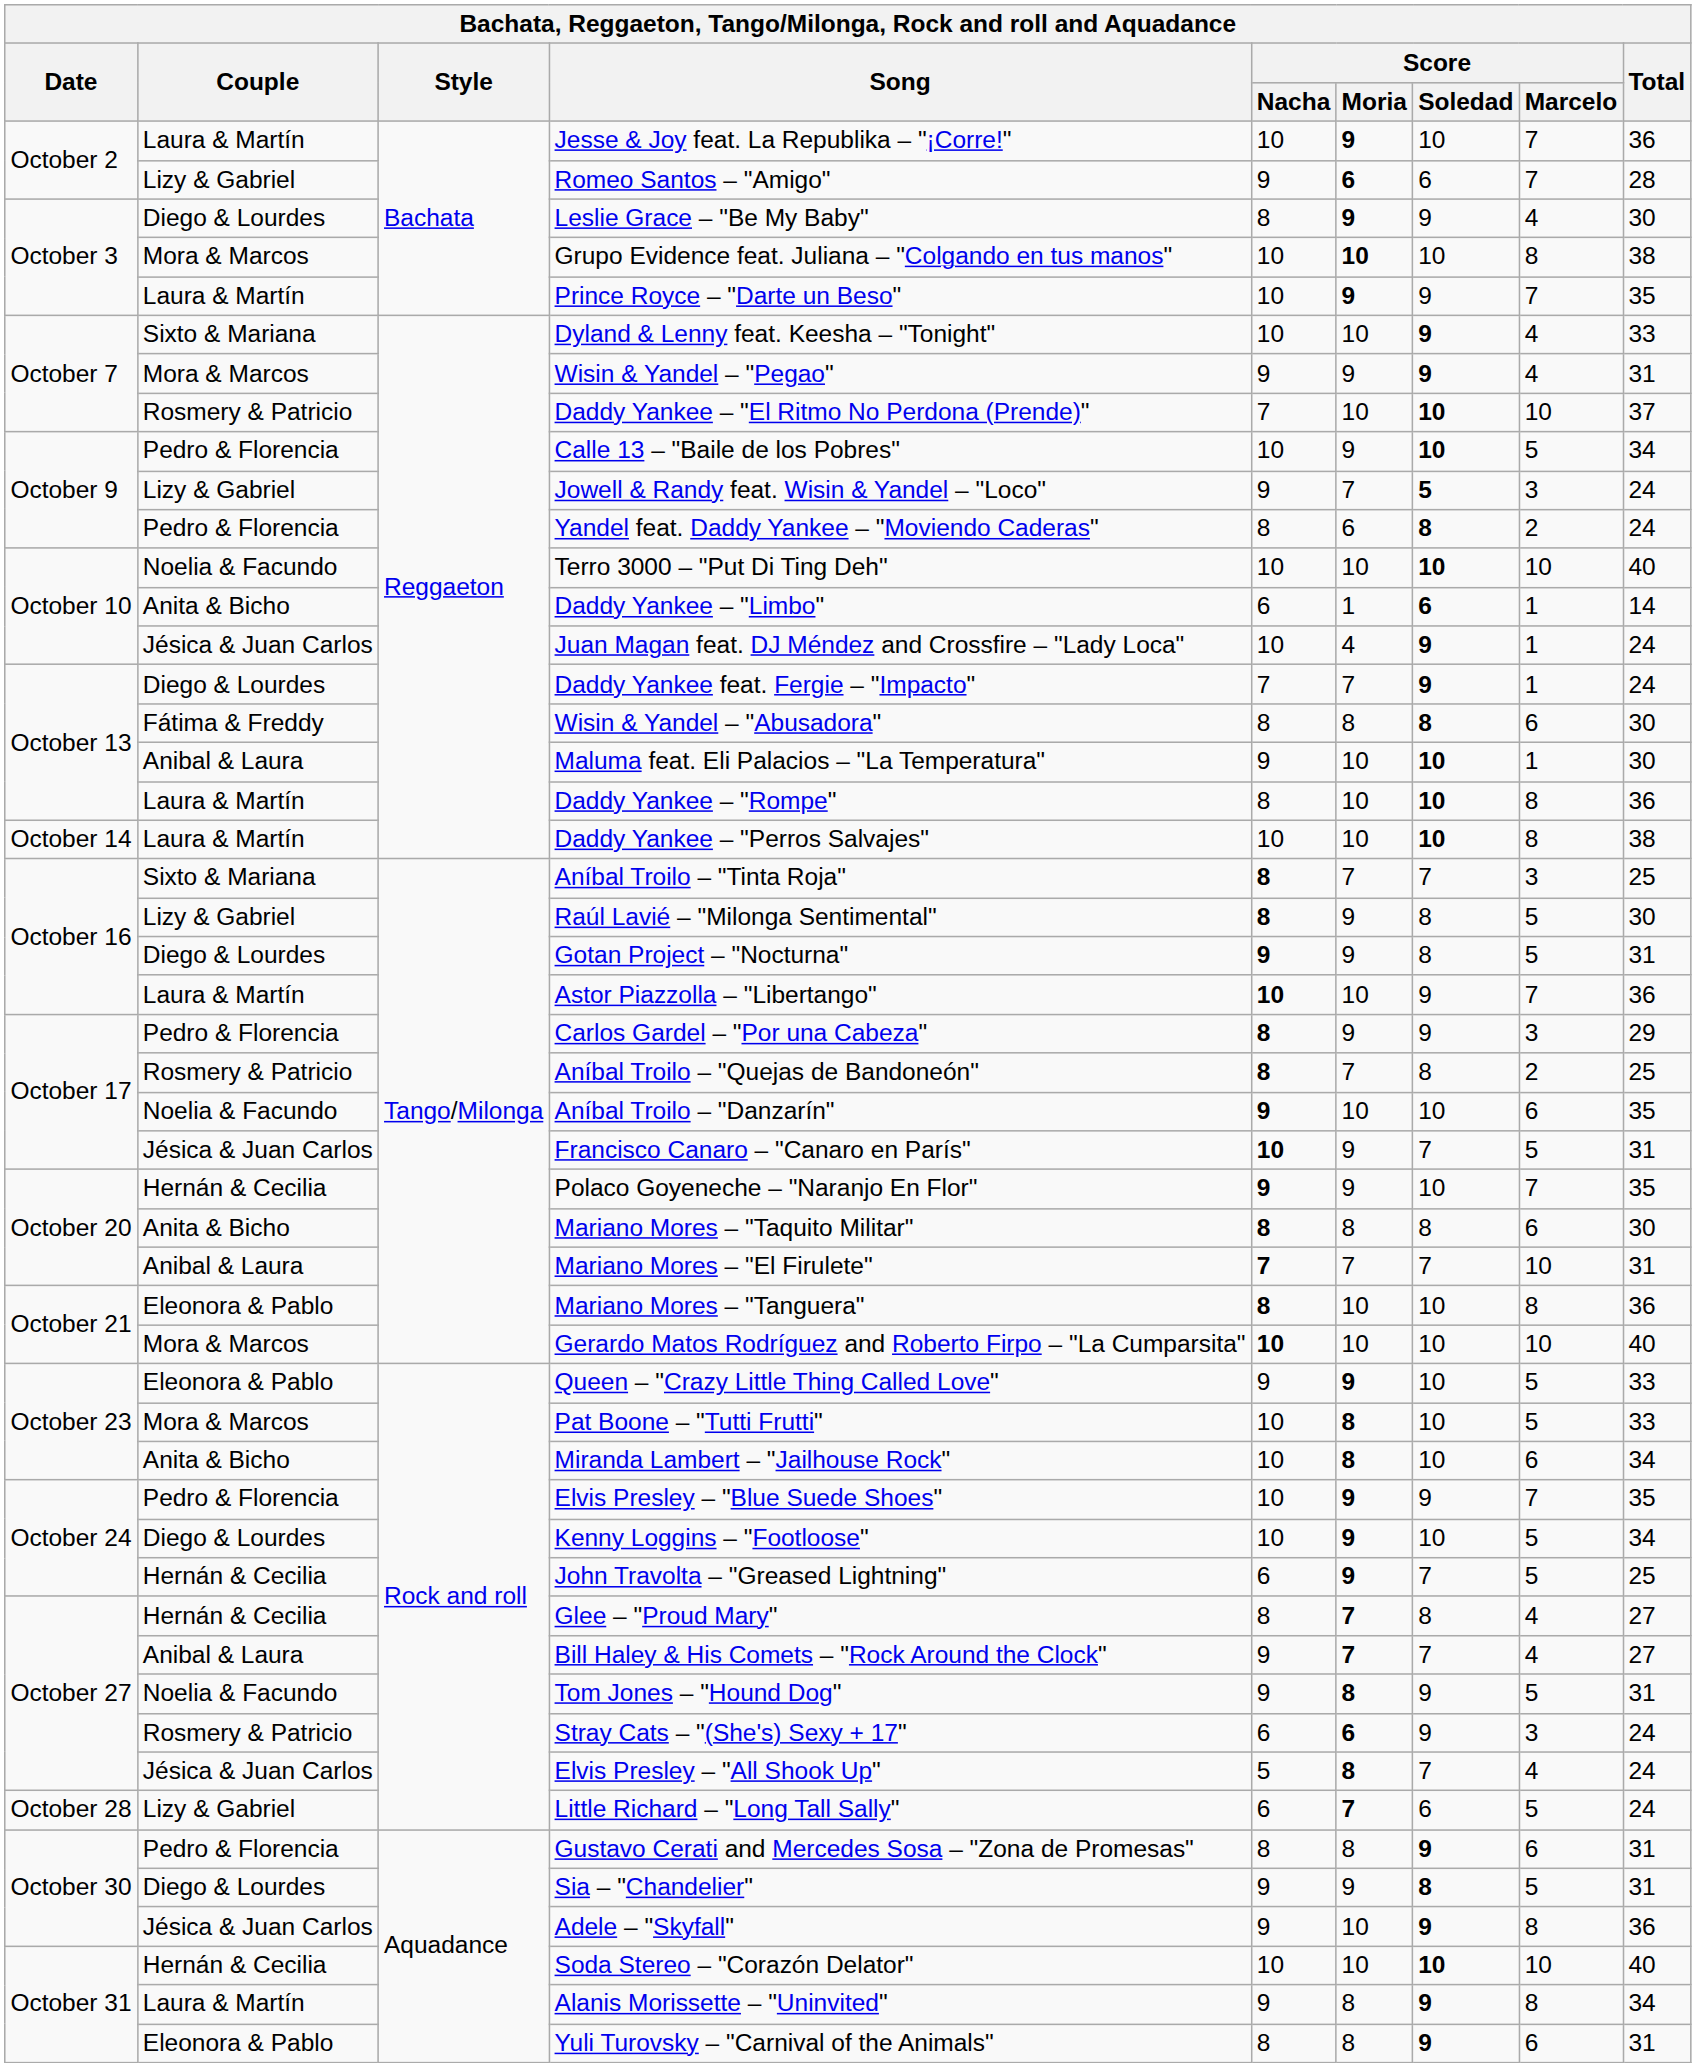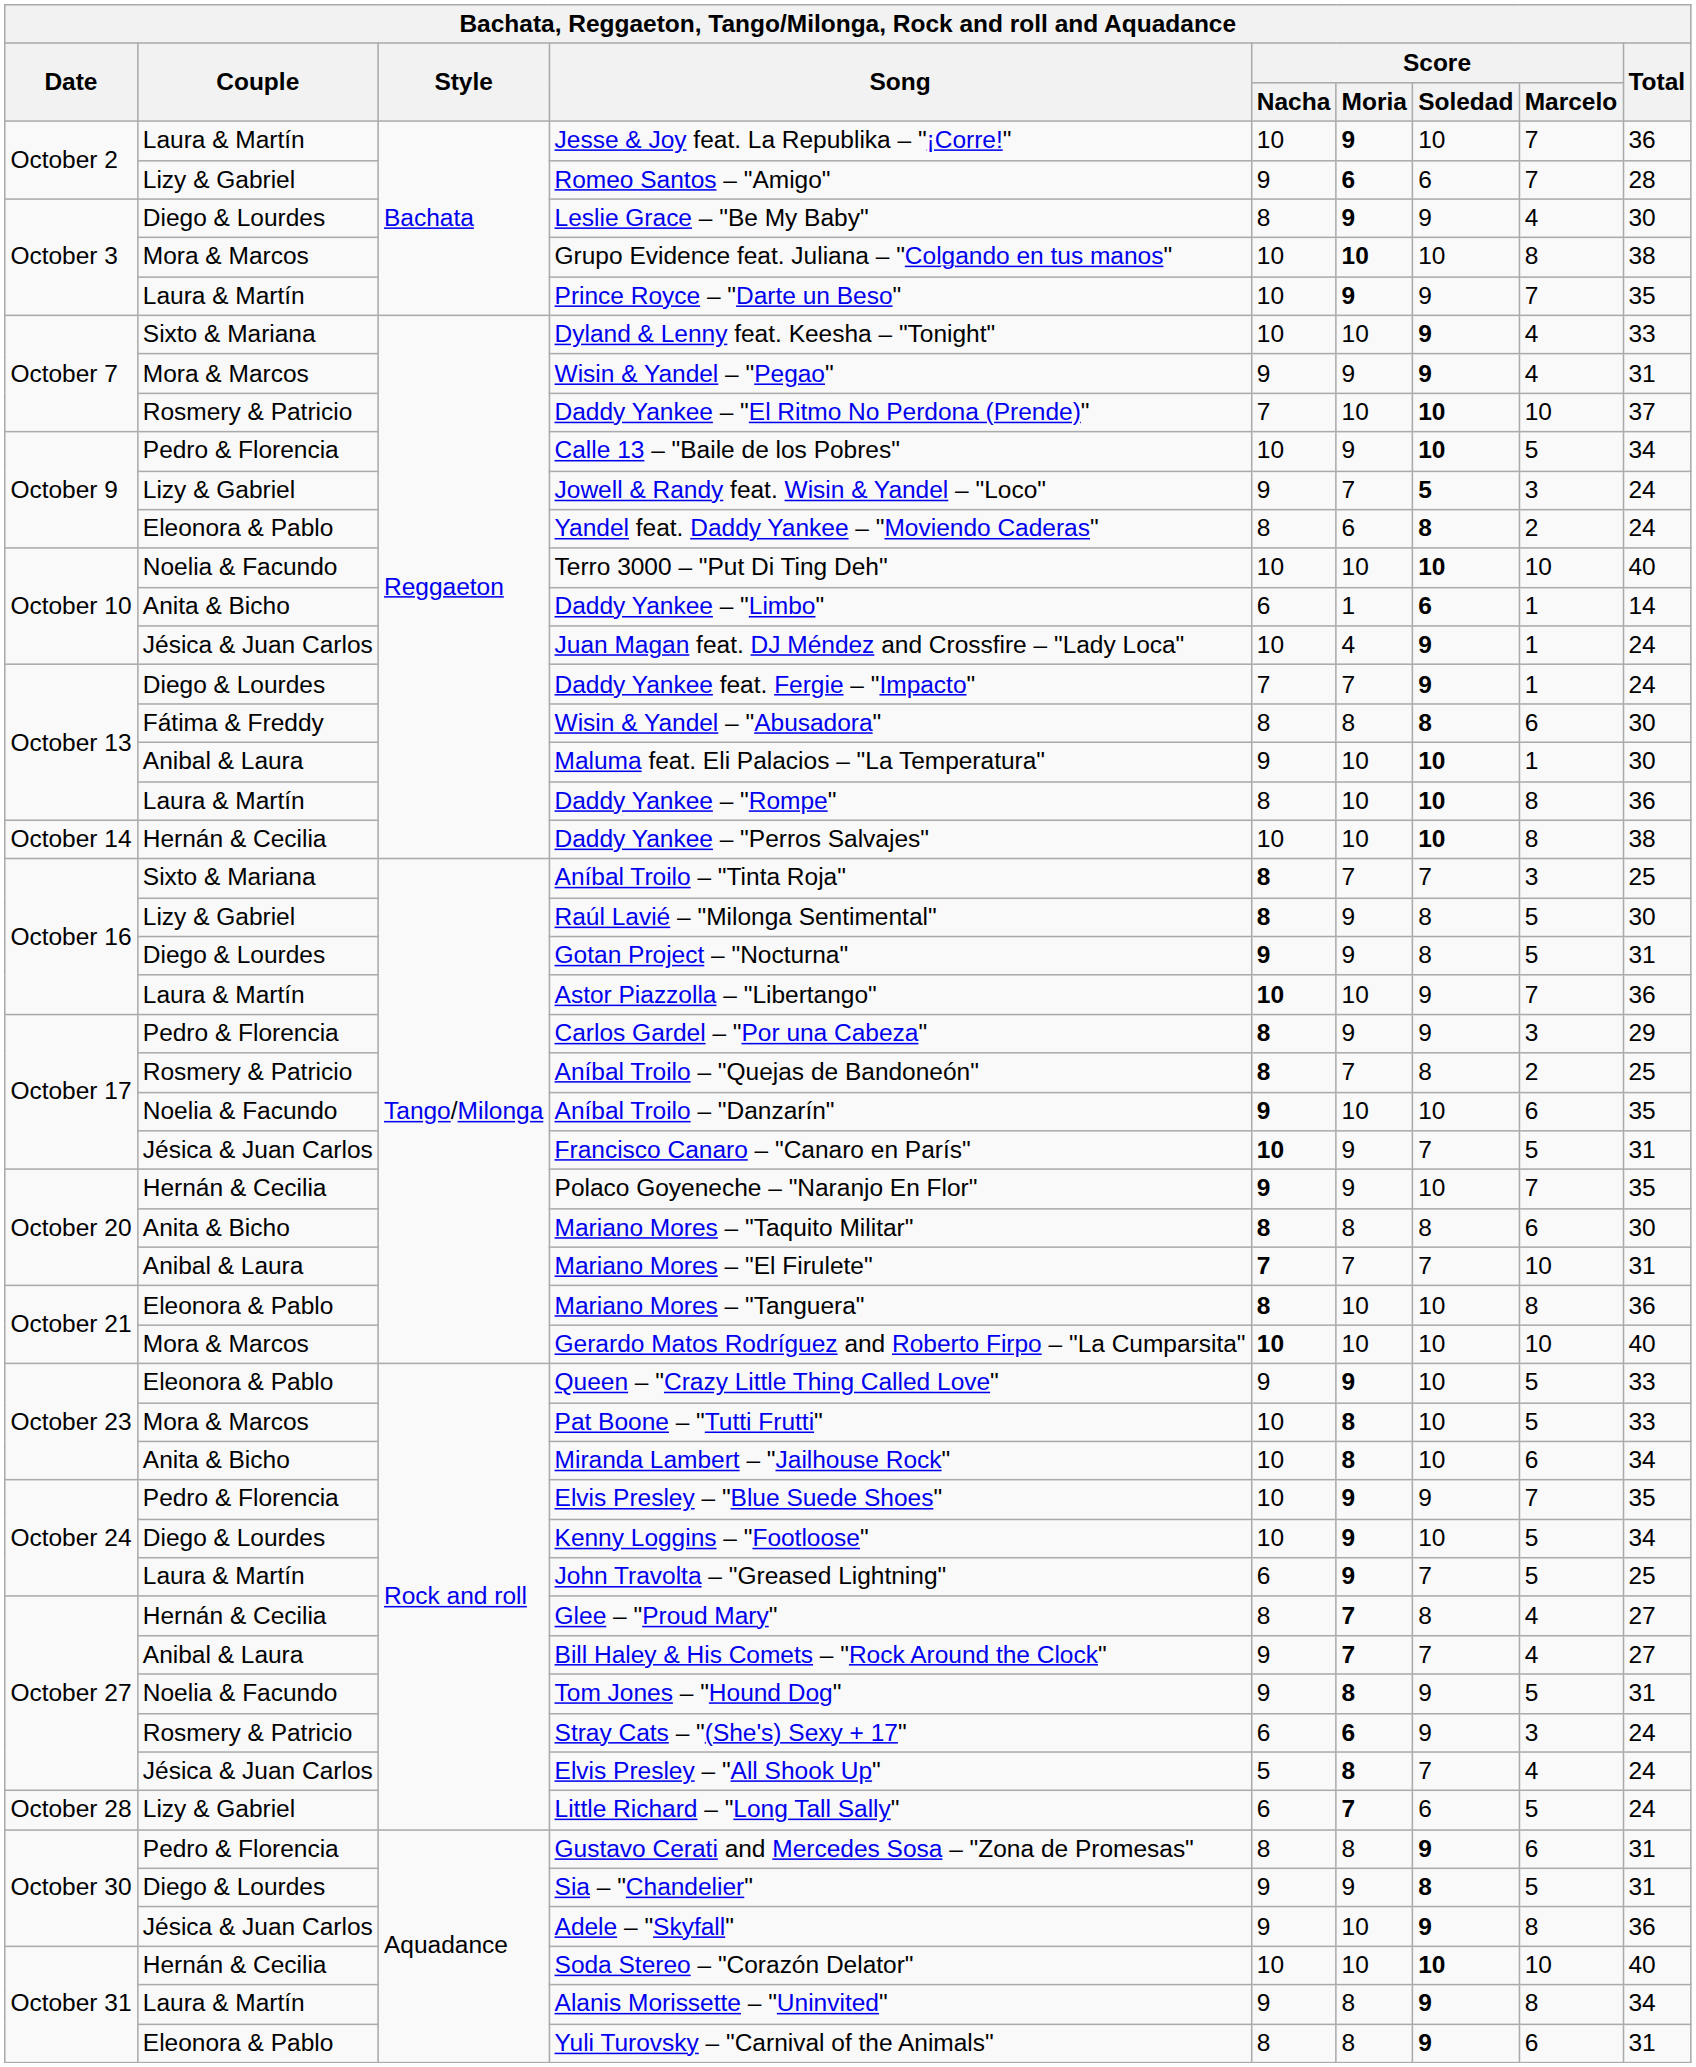(241, 528) Pedro & Florencia -> (238, 528) Eleonora & Pablo
(224, 839) Laura & Martín -> (235, 839) Hernán & Cecilia
(235, 1576) Hernán & Cecilia -> (224, 1576) Laura & Martín
